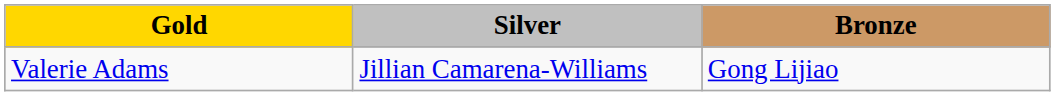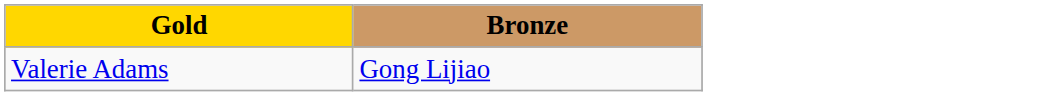- column: (527, 25)
